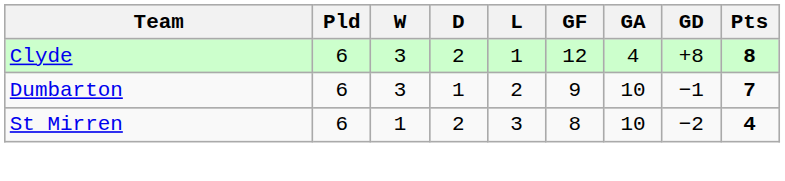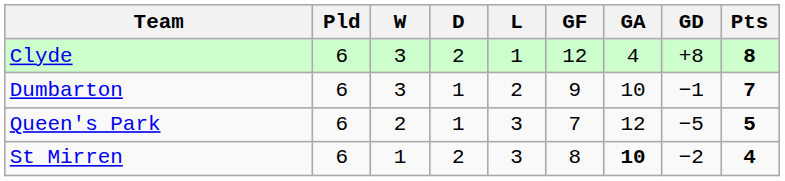+ row: (85, 124)
(633, 124) normal -> (633, 158) bold
